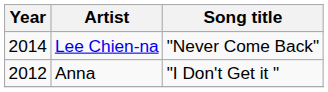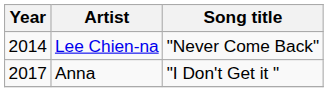(28, 73) 2012 -> (28, 73) 2017
